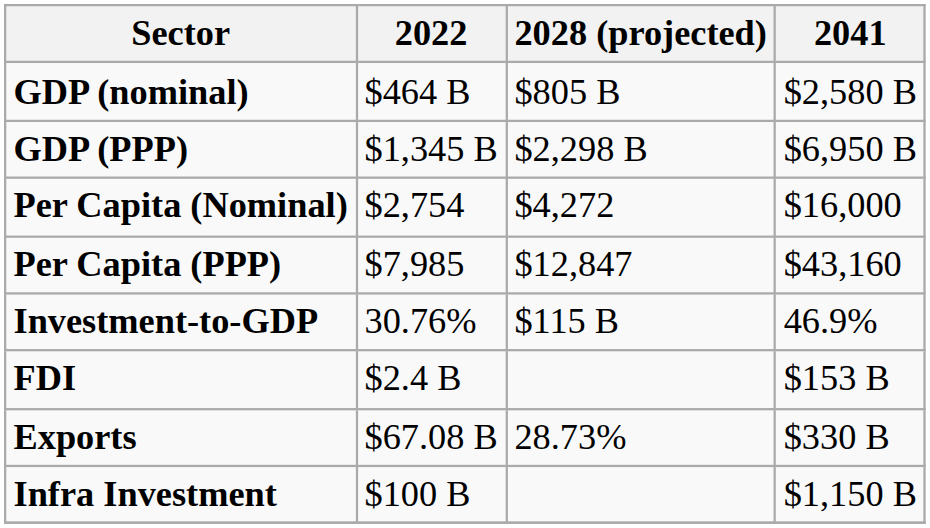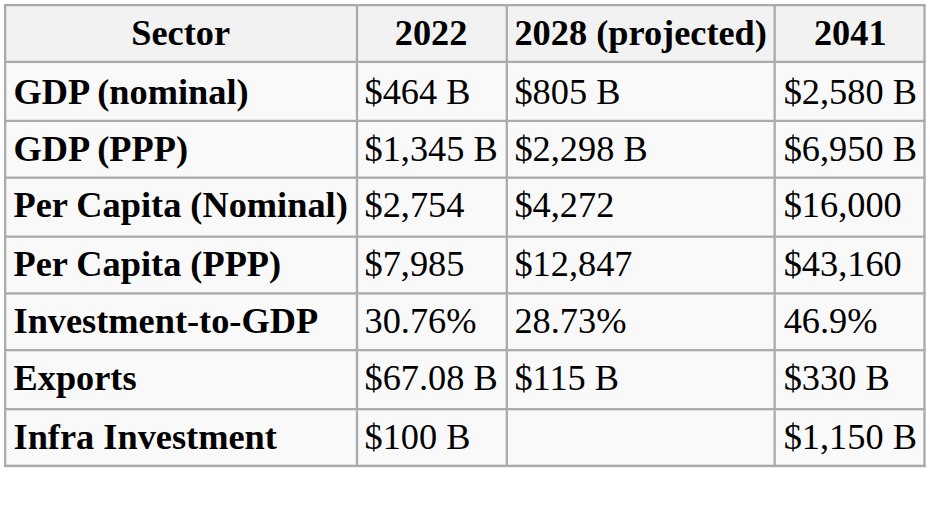(567, 321) $115 B -> (570, 321) 28.73%
- row: (45, 378)
(570, 436) 28.73% -> (567, 378) $115 B
